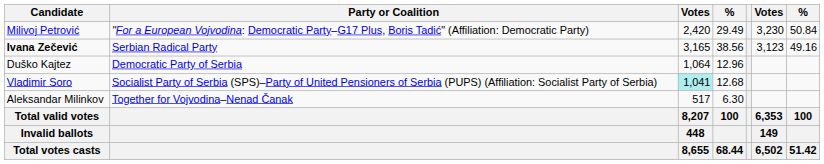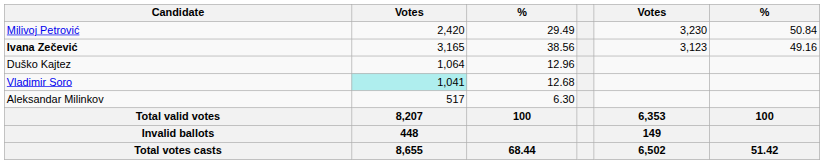- column: (394, 13)
